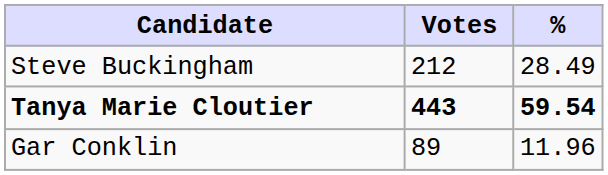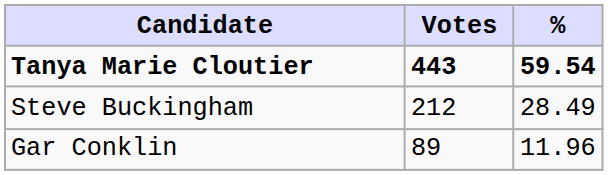rows swapped: (162, 108) <-> (132, 67)
